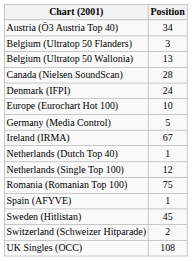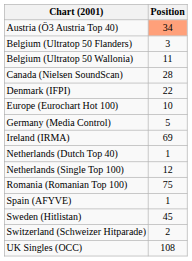(168, 28) no background -> (168, 28) lightsalmon background
(168, 59) 13 -> (168, 59) 11
(168, 91) 24 -> (168, 91) 22
(168, 138) 67 -> (168, 138) 69
